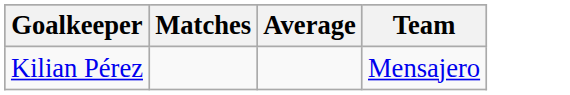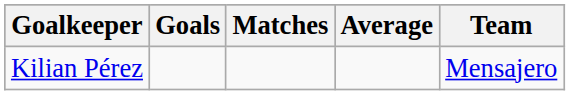+ column: (188, 25)
